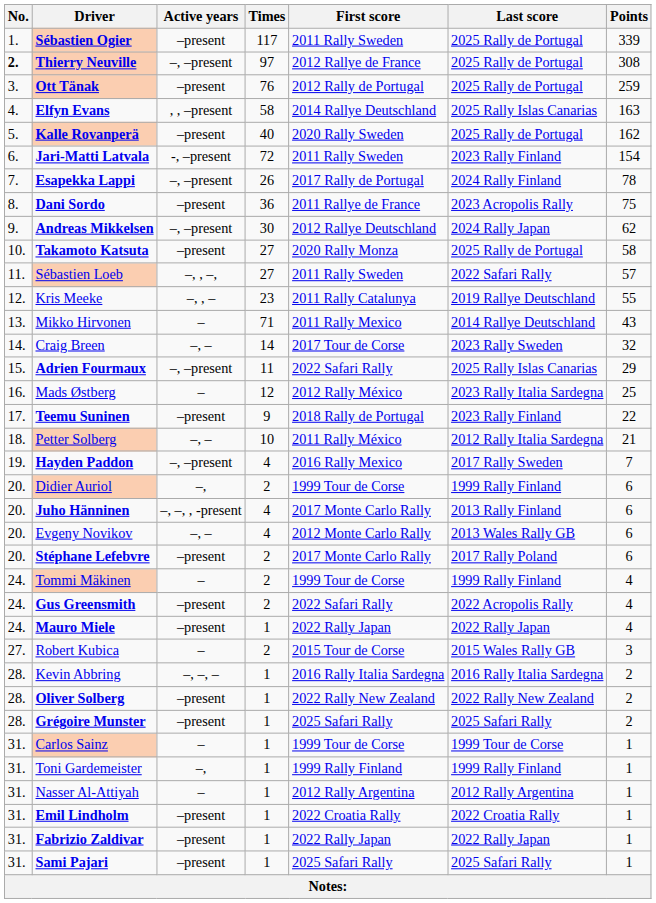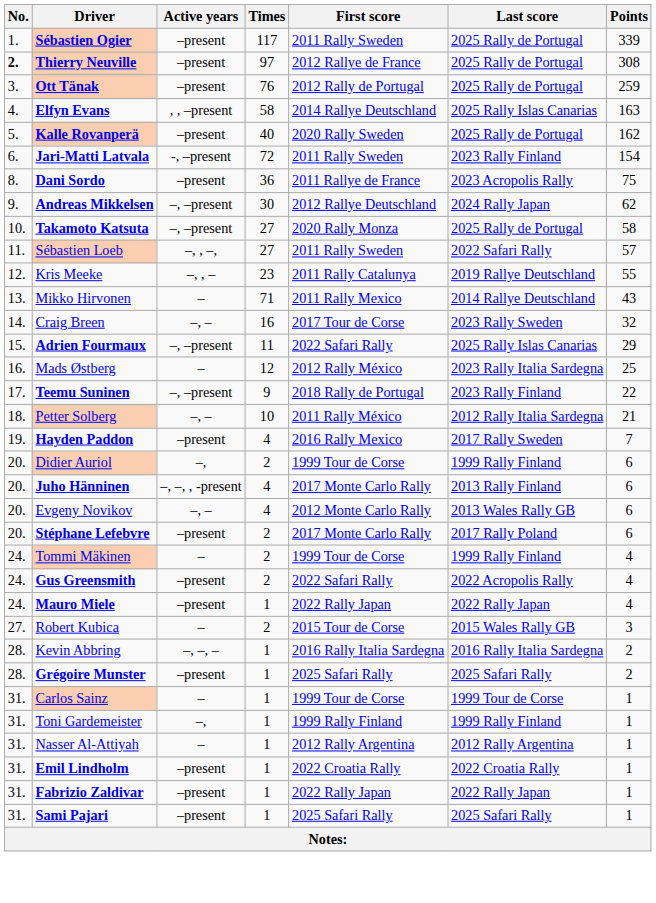(201, 63) –, –present -> (201, 63) –present
- row: (85, 181)
(201, 251) –present -> (201, 228) –, –present
(267, 345) 14 -> (267, 322) 16
(201, 416) –present -> (201, 392) –, –present
(201, 463) –, –present -> (201, 439) –present
- row: (80, 698)
